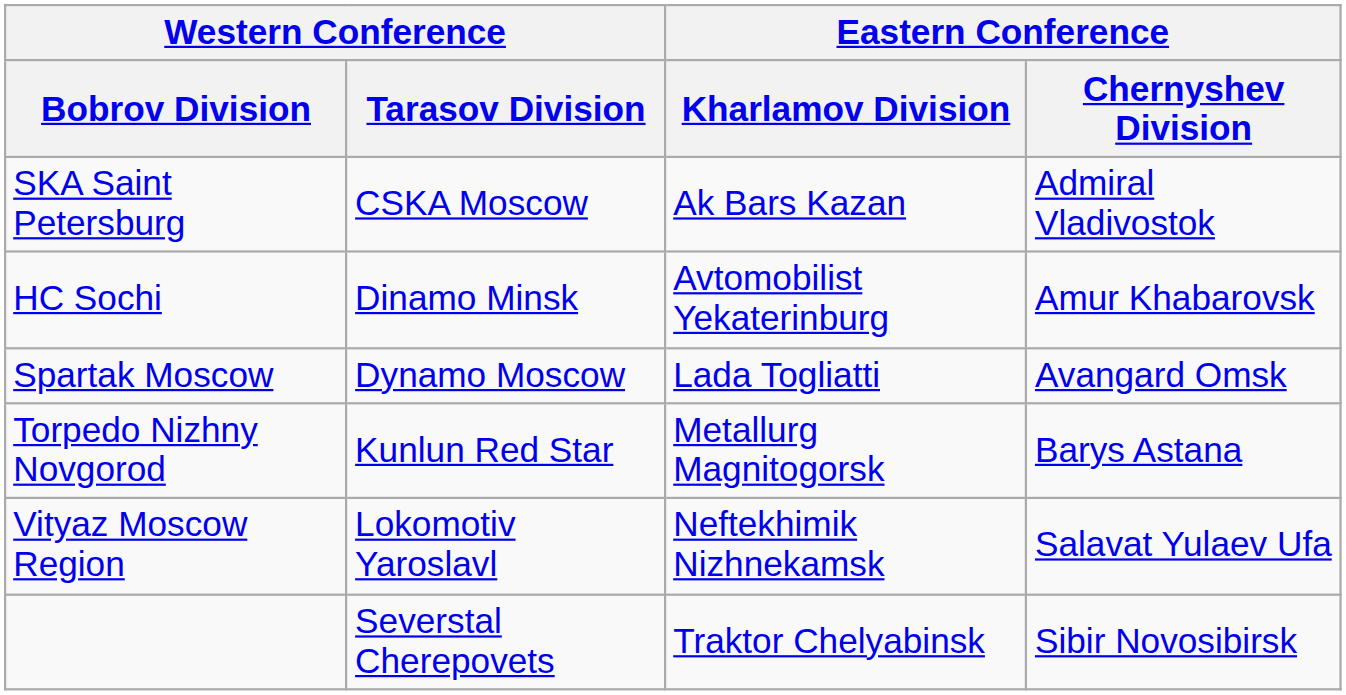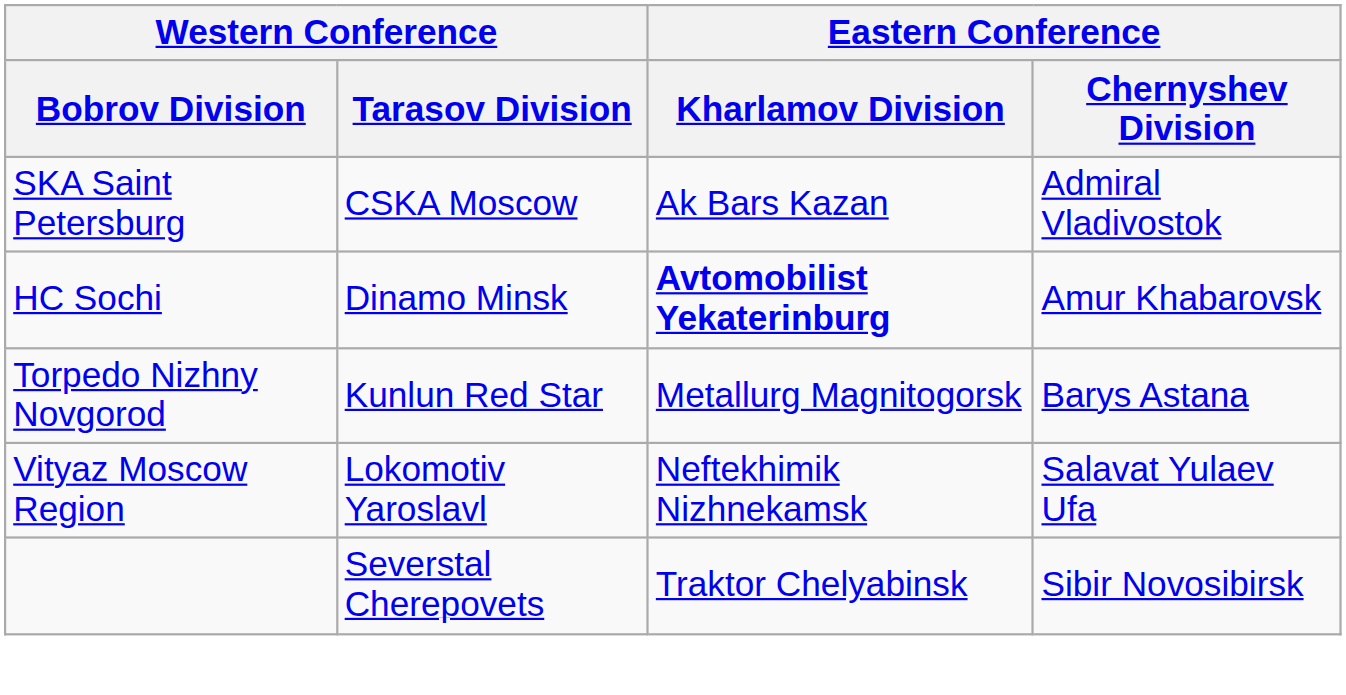(781, 298) normal -> (773, 298) bold
- row: (143, 374)
